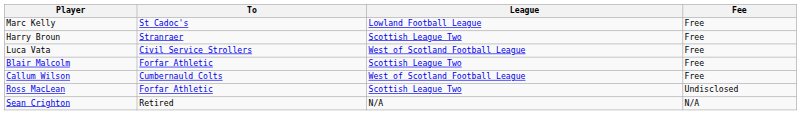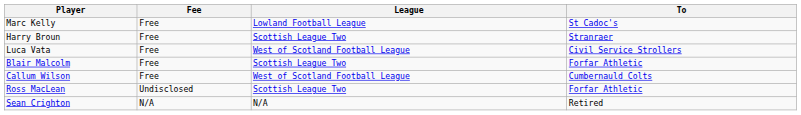columns swapped: (252, 11) <-> (739, 11)
